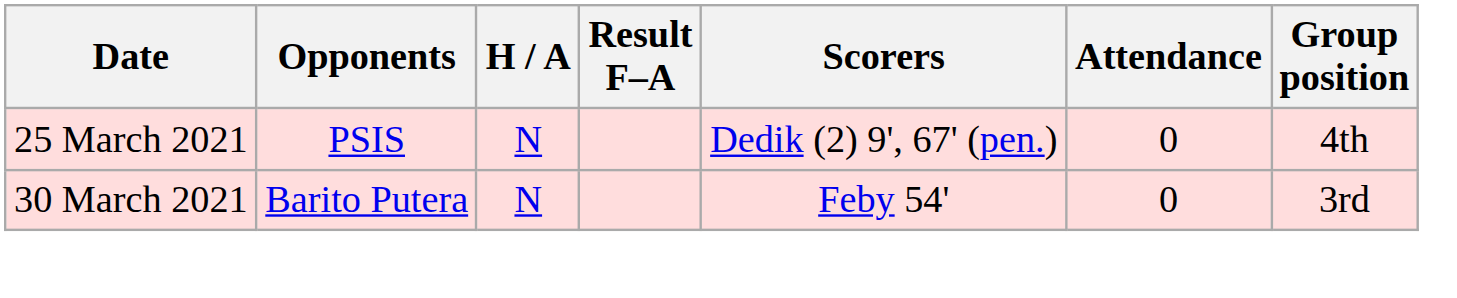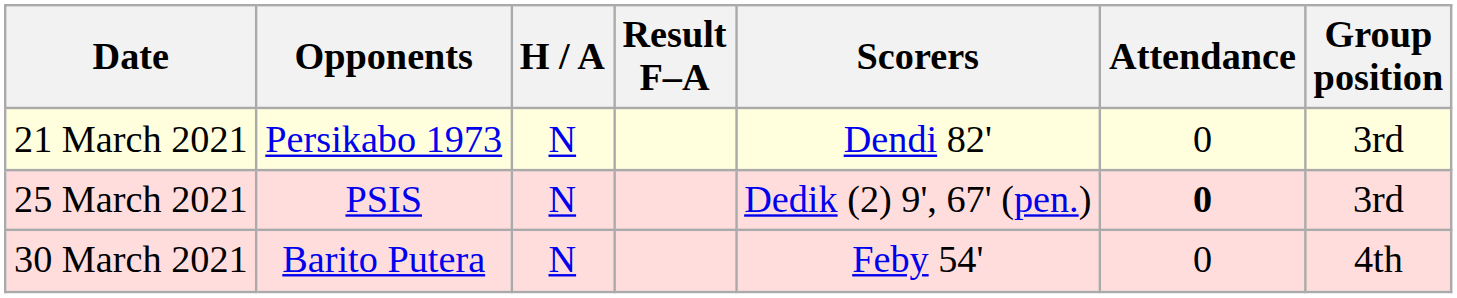+ row: (131, 138)
(1168, 138) normal -> (1203, 199) bold
(1344, 138) 4th -> (1378, 199) 3rd
(1344, 199) 3rd -> (1378, 259) 4th
